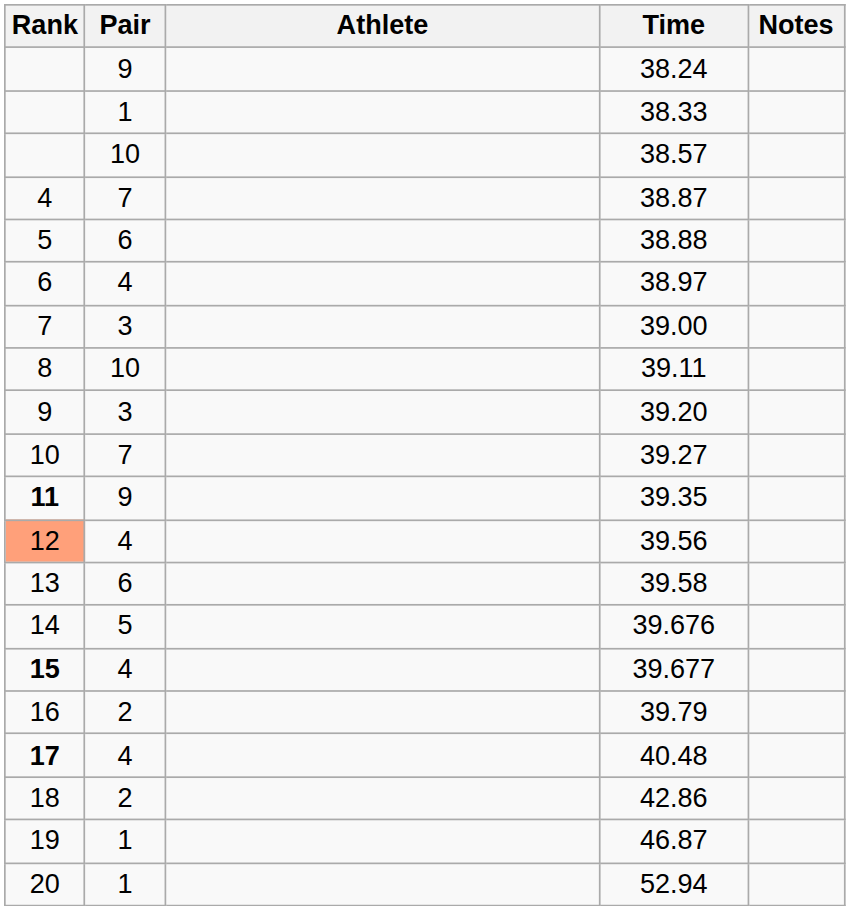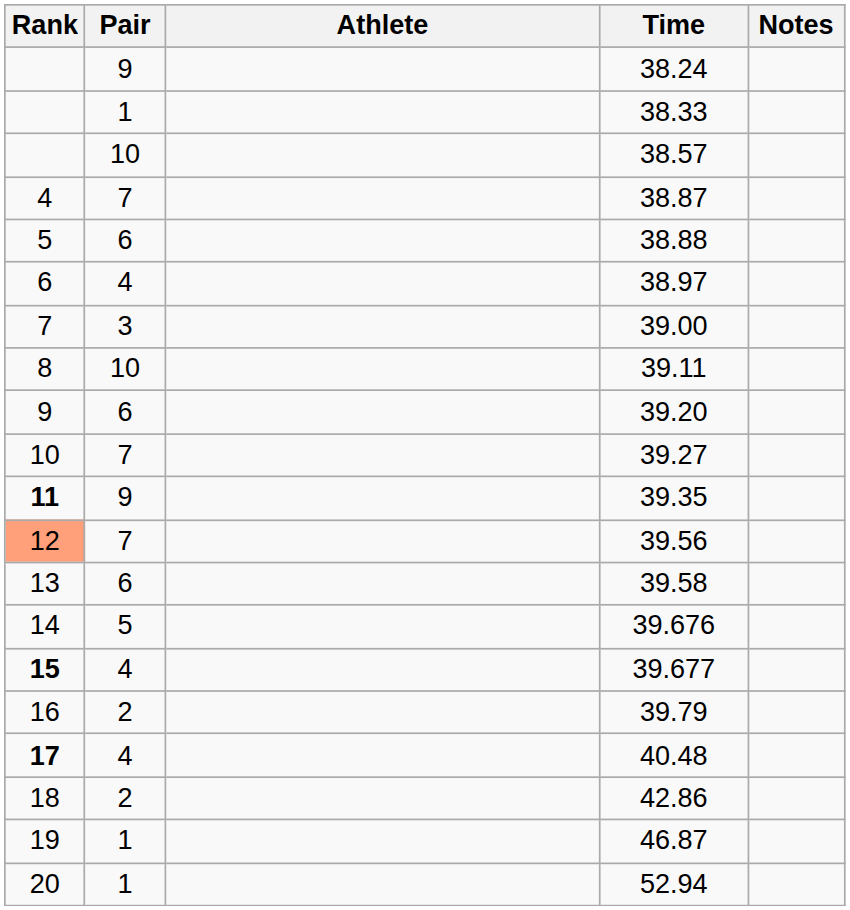(125, 411) 3 -> (125, 411) 6
(125, 540) 4 -> (125, 540) 7
